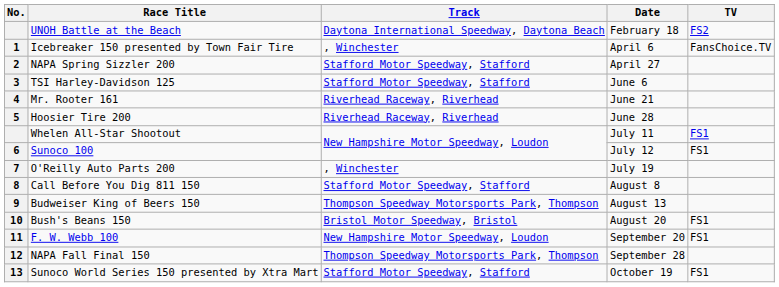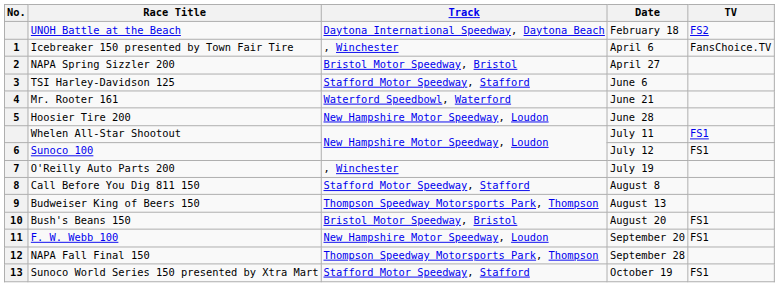(427, 65) Stafford Motor Speedway, Stafford -> (420, 65) Bristol Motor Speedway, Bristol
(411, 100) Riverhead Raceway, Riverhead -> (417, 100) Waterford Speedbowl, Waterford
(411, 117) Riverhead Raceway, Riverhead -> (436, 117) New Hampshire Motor Speedway, Loudon
